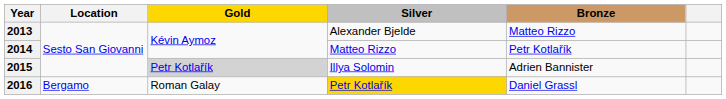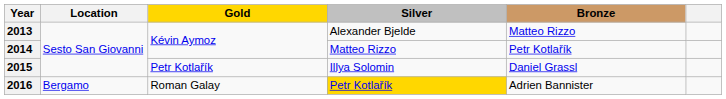(182, 67) lightgrey background -> (182, 67) no background
(551, 67) Adrien Bannister -> (543, 67) Daniel Grassl
(543, 85) Daniel Grassl -> (551, 85) Adrien Bannister
